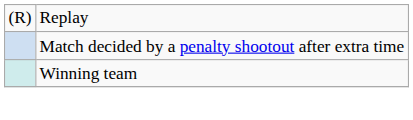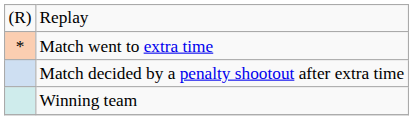+ row: (126, 45)
